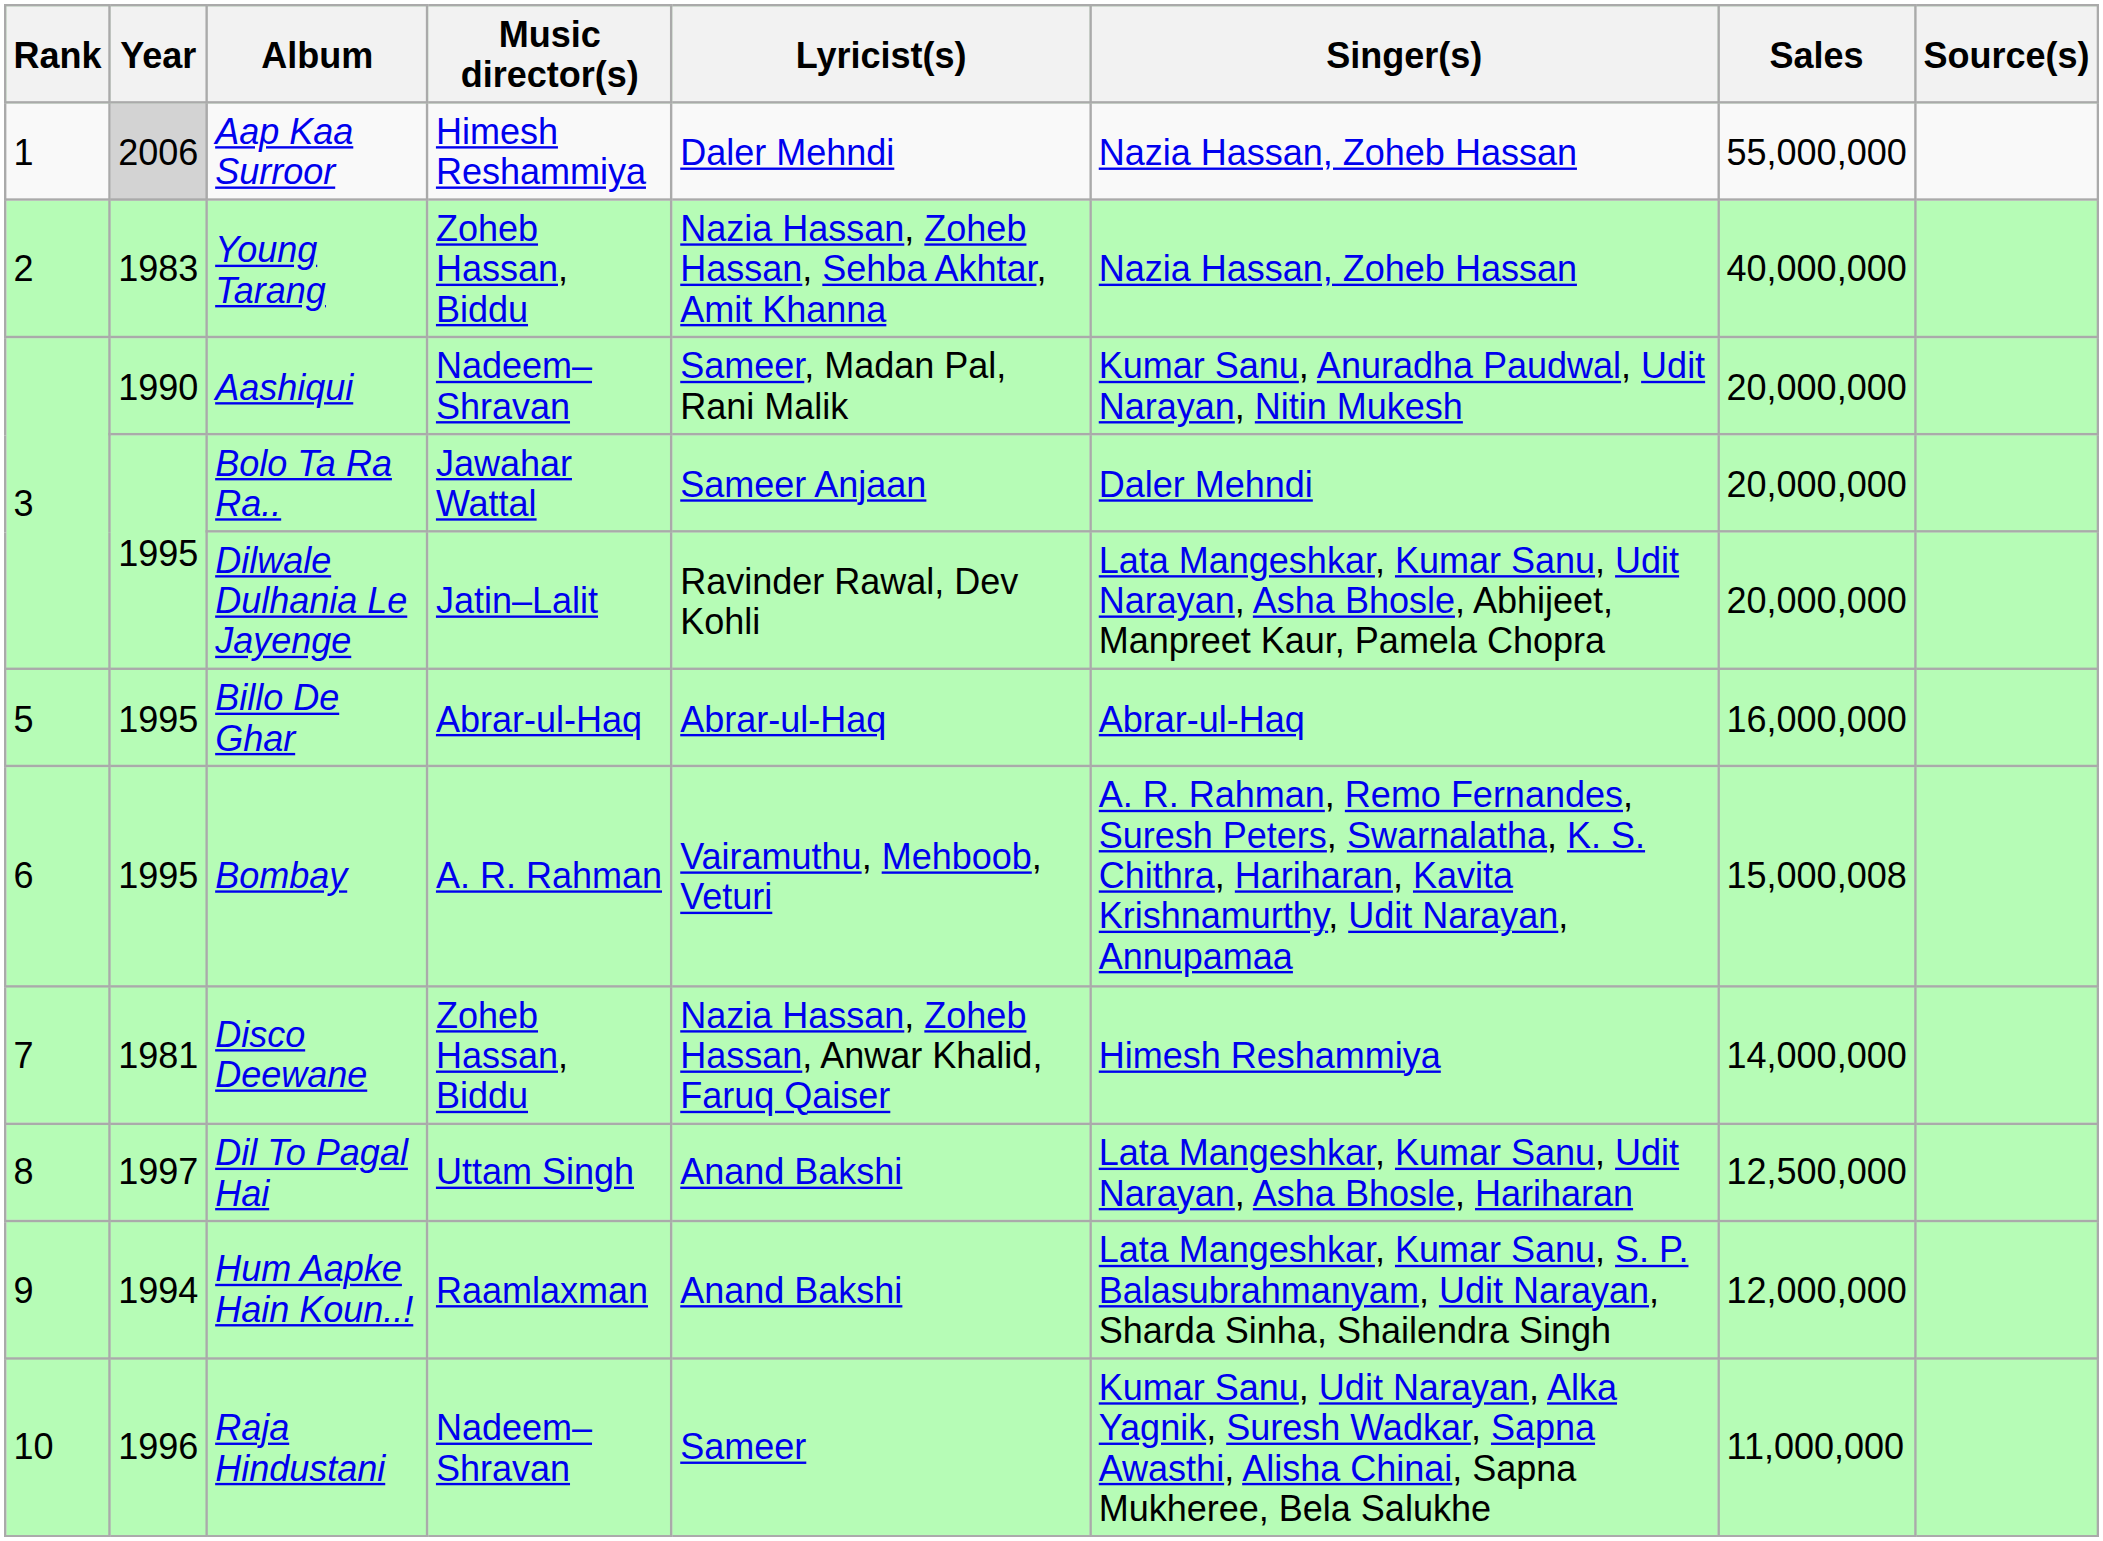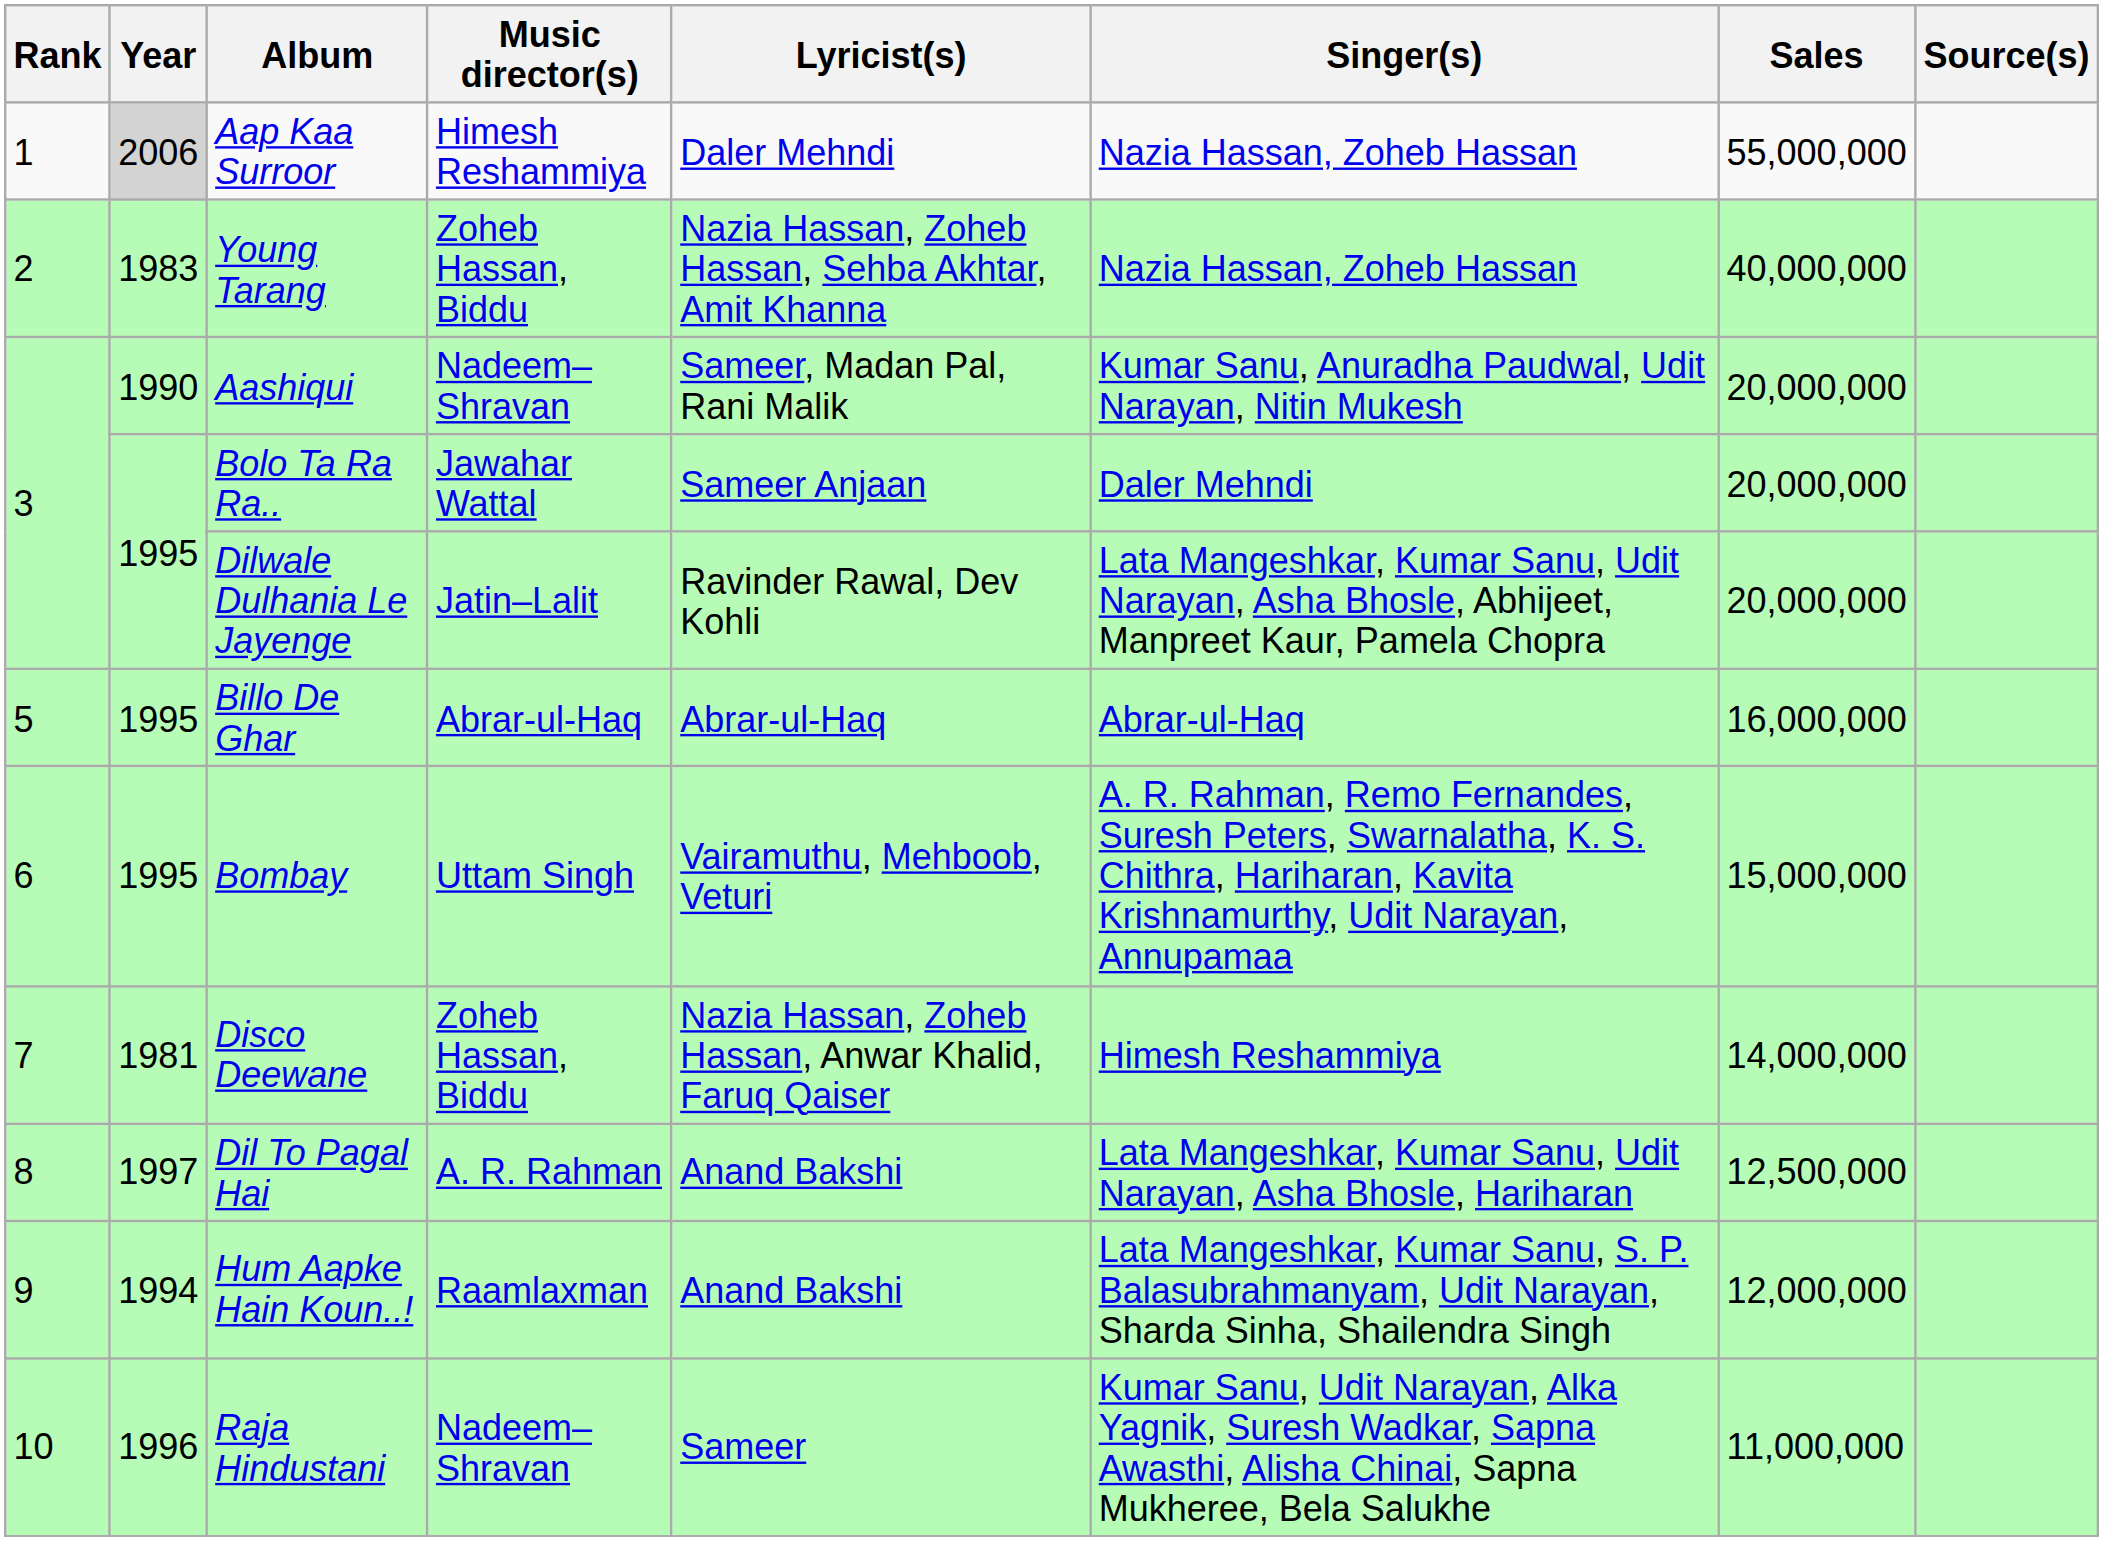(549, 876) A. R. Rahman -> (535, 876) Uttam Singh
(1817, 876) 15,000,008 -> (1817, 876) 15,000,000
(535, 1172) Uttam Singh -> (549, 1172) A. R. Rahman
